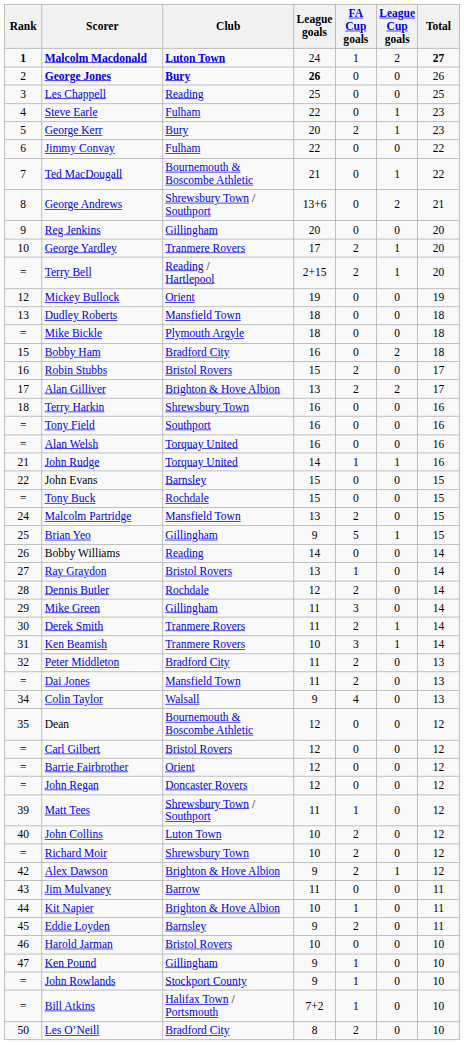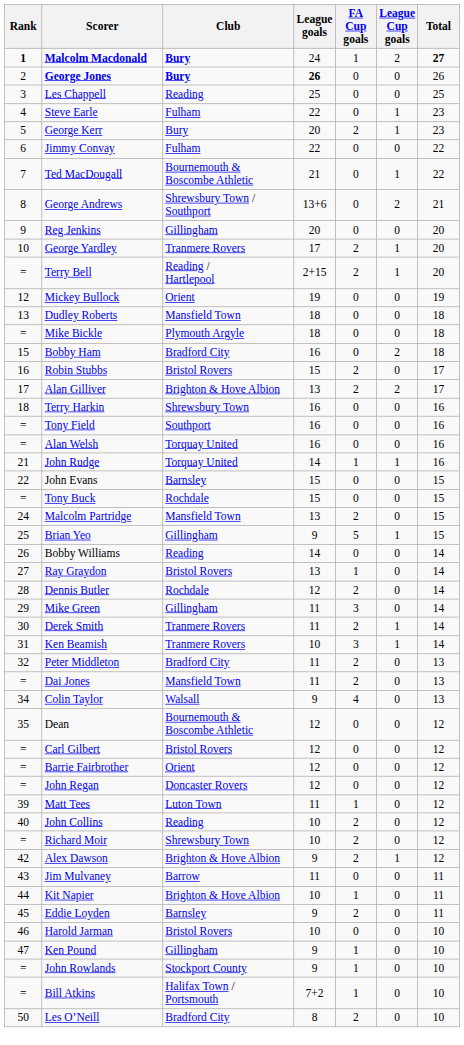(195, 57) Luton Town -> (178, 57) Bury
(210, 810) Shrewsbury Town / Southport -> (193, 803) Luton Town
(193, 835) Luton Town -> (184, 822) Reading
